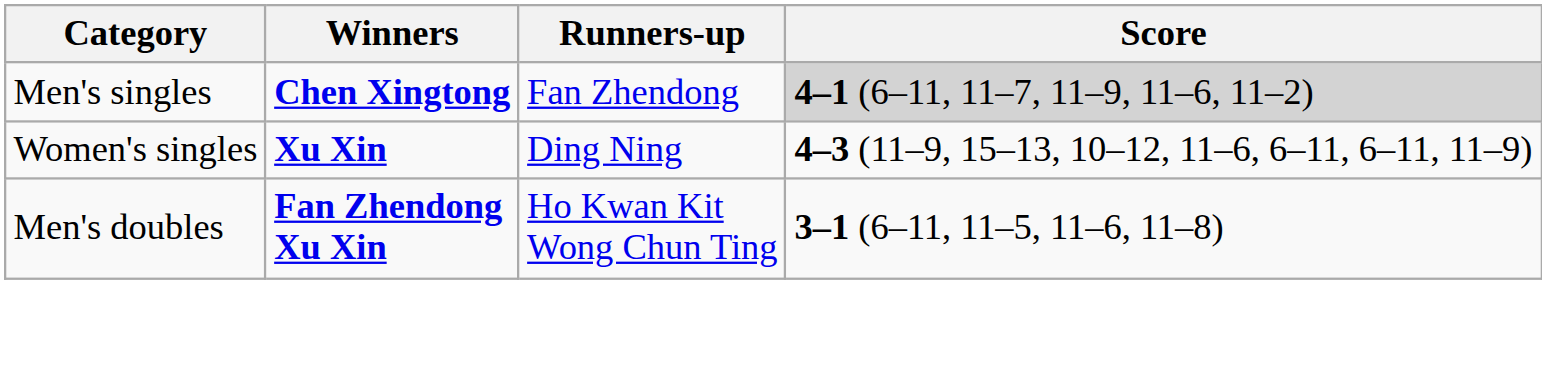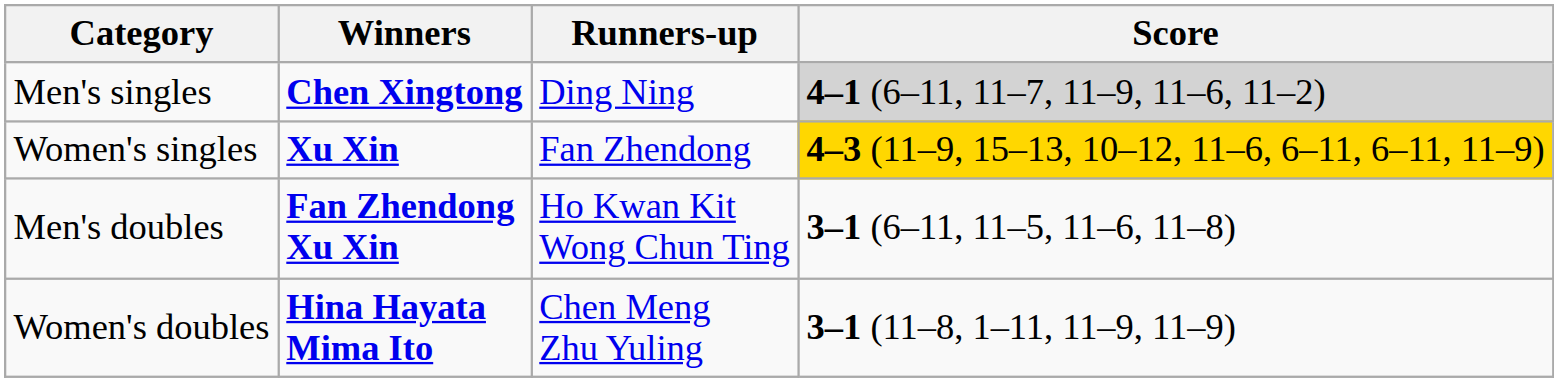(633, 91) Fan Zhendong -> (617, 91) Ding Ning
(605, 149) Ding Ning -> (645, 149) Fan Zhendong
(1163, 149) no background -> (1176, 149) gold background
+ row: (142, 326)
